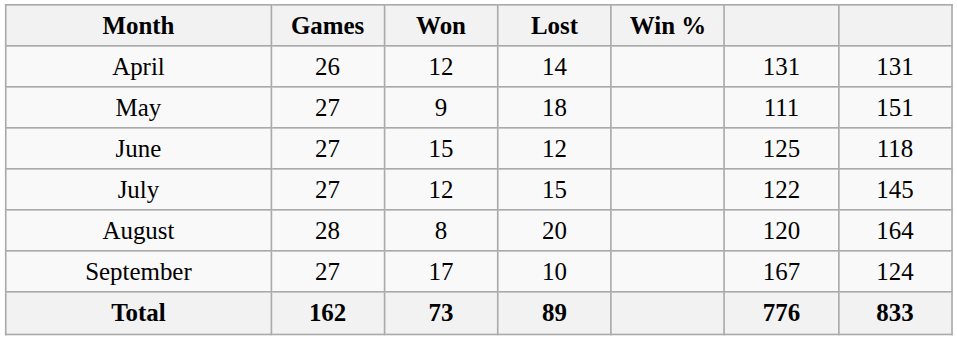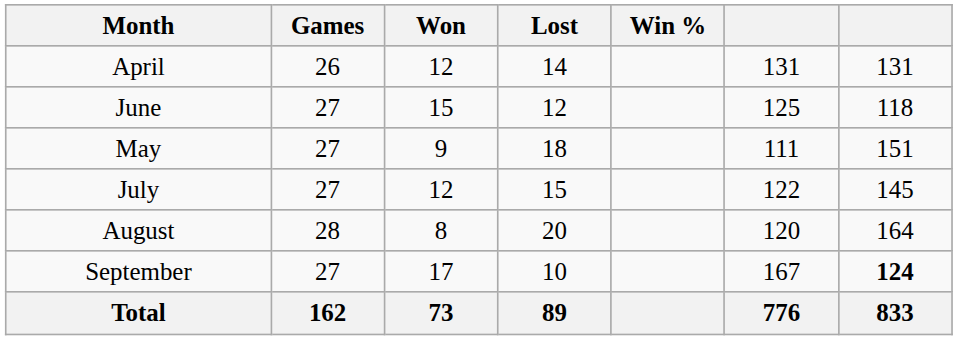rows swapped: (138, 107) <-> (138, 148)
(895, 271) normal -> (895, 271) bold
